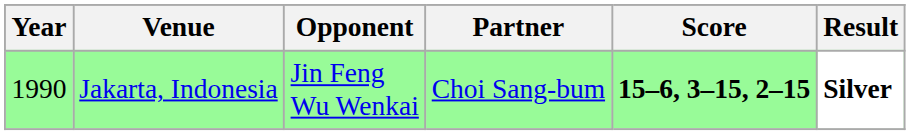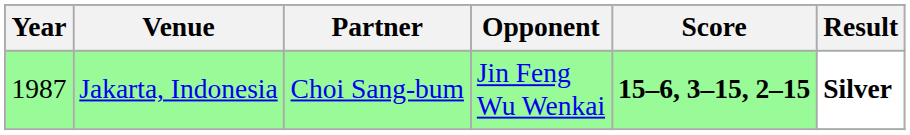columns swapped: (518, 27) <-> (355, 27)
(39, 89) 1990 -> (39, 89) 1987
